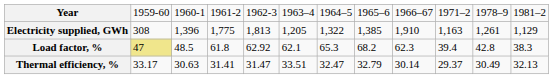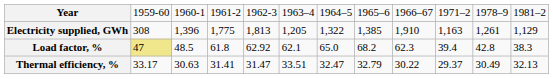(329, 47) 65.3 -> (329, 47) 65.0
(407, 64) 30.14 -> (407, 64) 30.22
